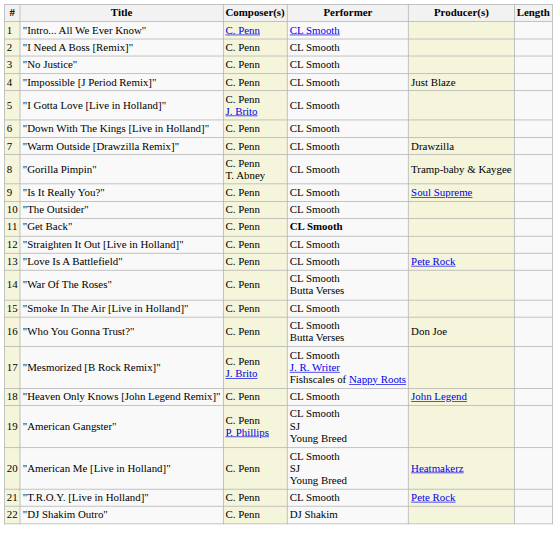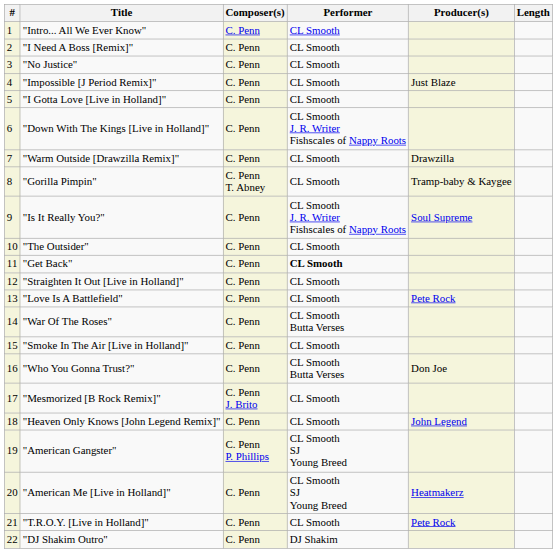(243, 105) C. Penn J. Brito -> (243, 99) C. Penn
(315, 128) CL Smooth -> (348, 128) CL Smooth J. R. Writer Fishscales of Nappy Roots
(315, 192) CL Smooth -> (348, 217) CL Smooth J. R. Writer Fishscales of Nappy Roots
(348, 367) CL Smooth J. R. Writer Fishscales of Nappy Roots -> (315, 398) CL Smooth
